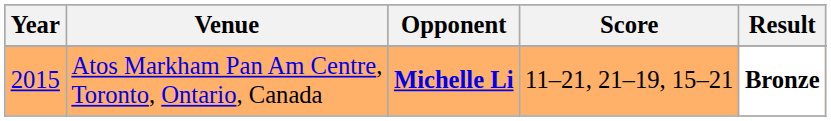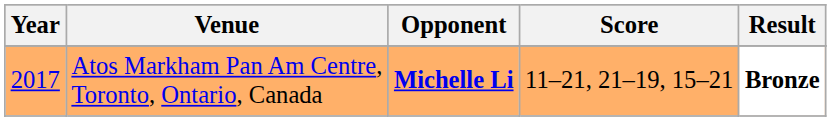(35, 80) 2015 -> (35, 80) 2017
